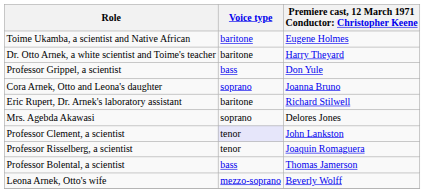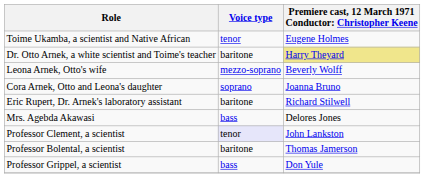(237, 39) baritone -> (231, 39) tenor
(315, 54) no background -> (315, 54) khaki background
rows swapped: (57, 180) <-> (64, 70)
(236, 117) soprano -> (229, 117) bass
- row: (70, 149)
(229, 165) bass -> (237, 149) baritone
